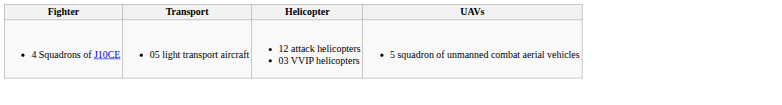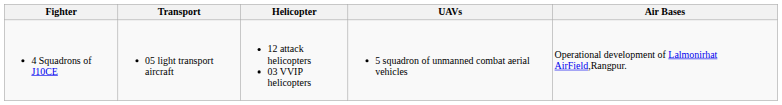+ column: (665, 12)
